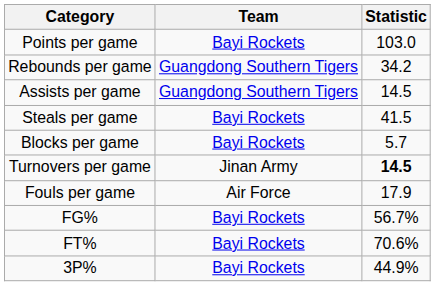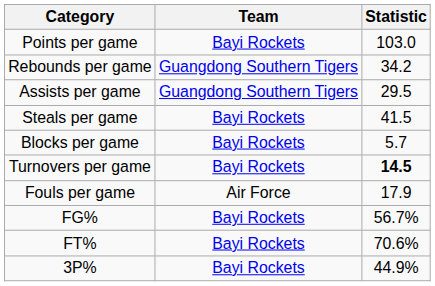(396, 92) 14.5 -> (396, 92) 29.5
(258, 167) Jinan Army -> (258, 167) Bayi Rockets
